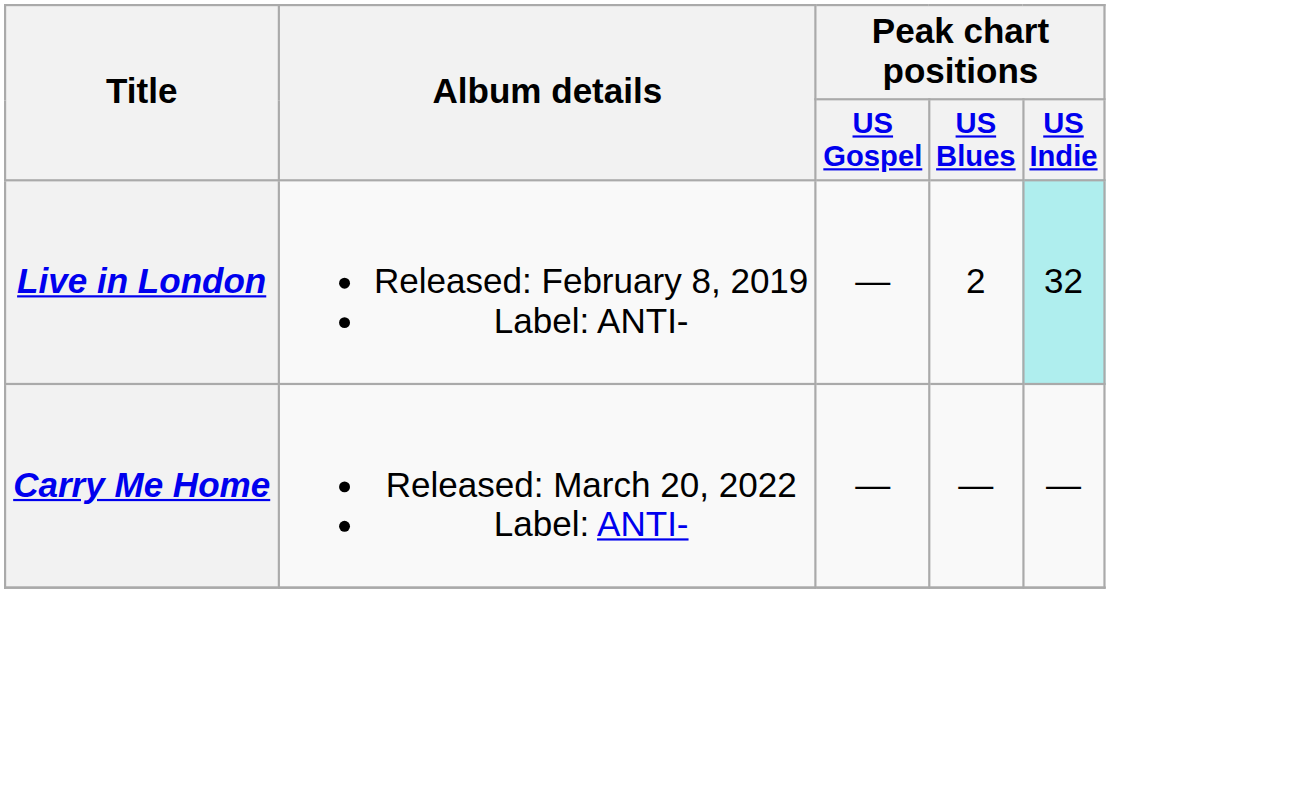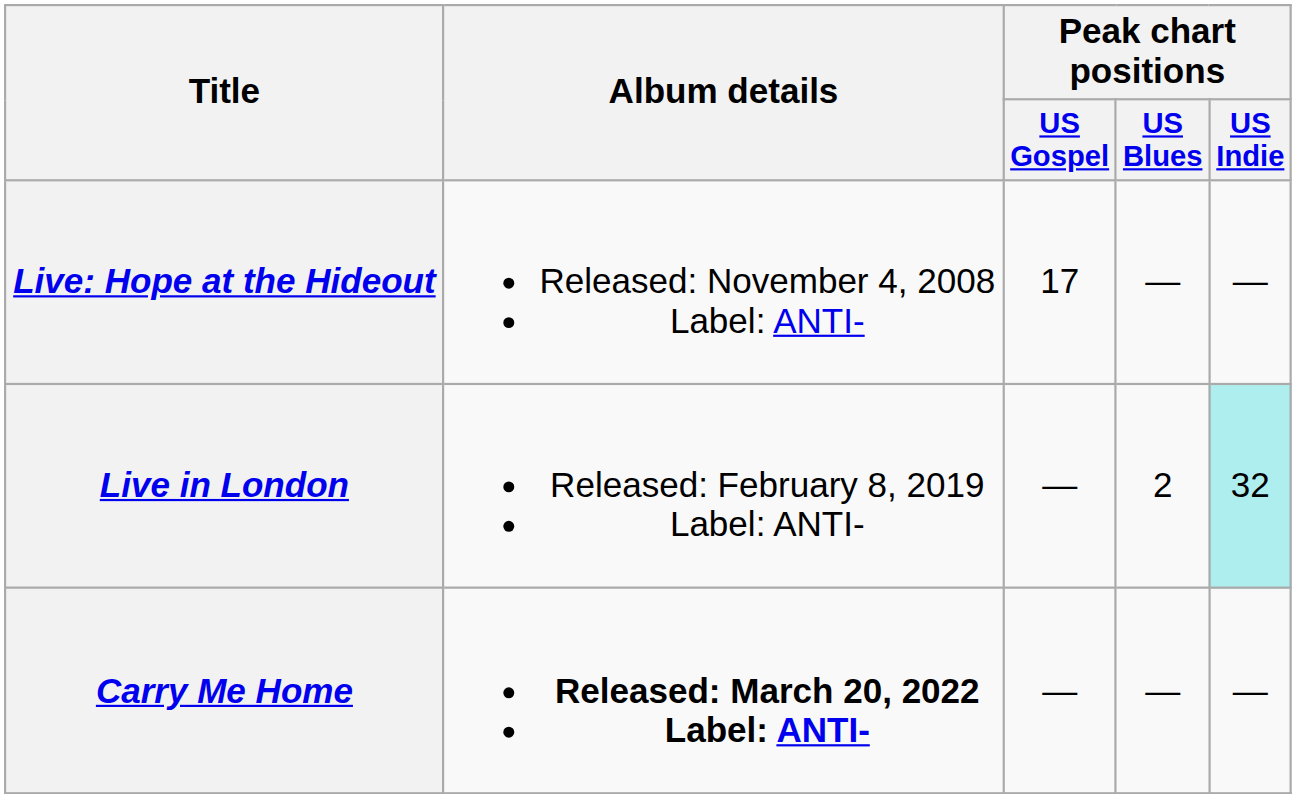+ row: (224, 281)
(547, 506) normal -> (723, 711) bold
